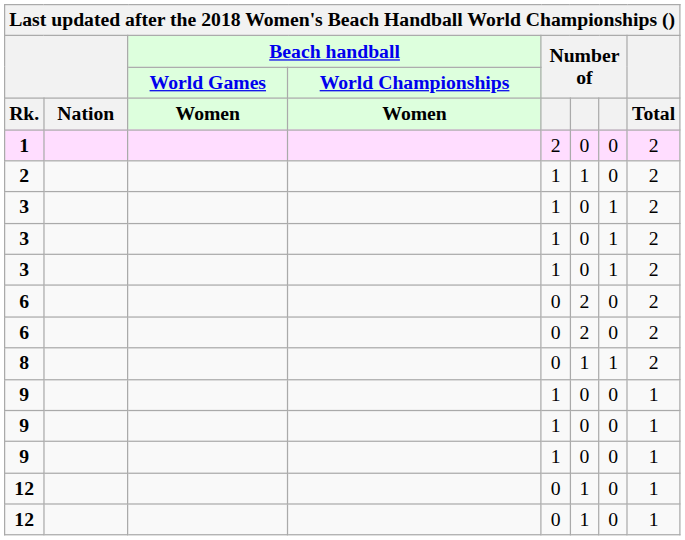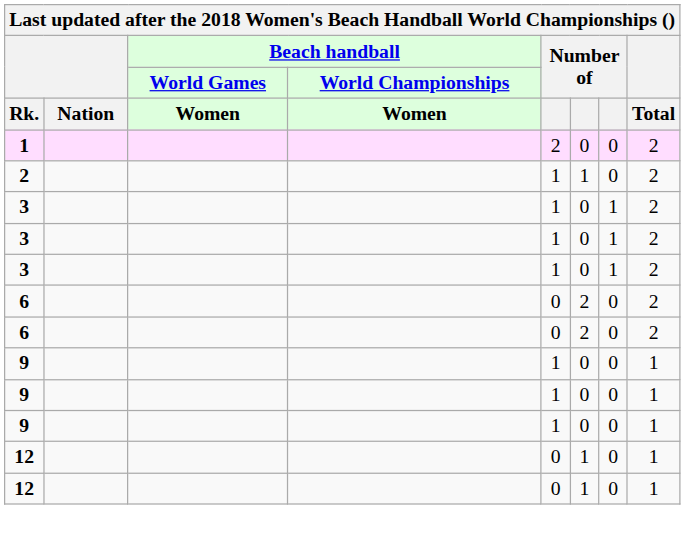- row: (24, 363)
